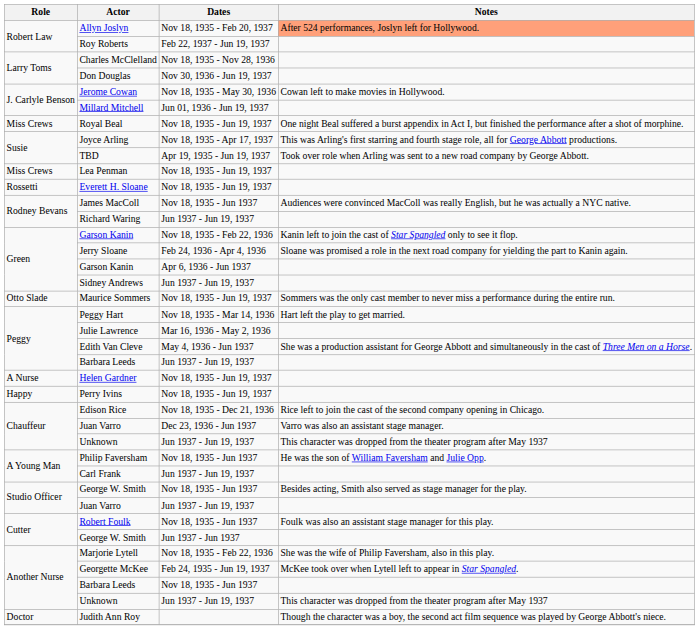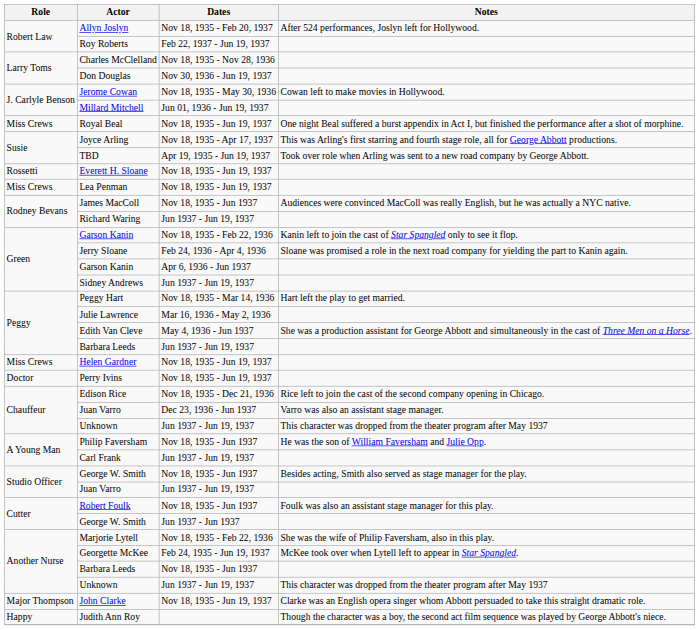(380, 28) lightsalmon background -> (380, 28) no background
rows swapped: (114, 187) <-> (103, 171)
- row: (115, 299)
(23, 378) A Nurse -> (30, 362) Miss Crews
(19, 394) Happy -> (20, 378) Doctor
+ row: (103, 601)
(20, 617) Doctor -> (19, 617) Happy
